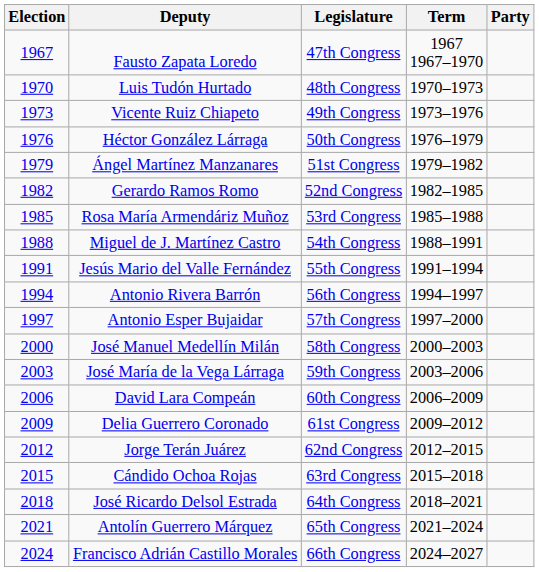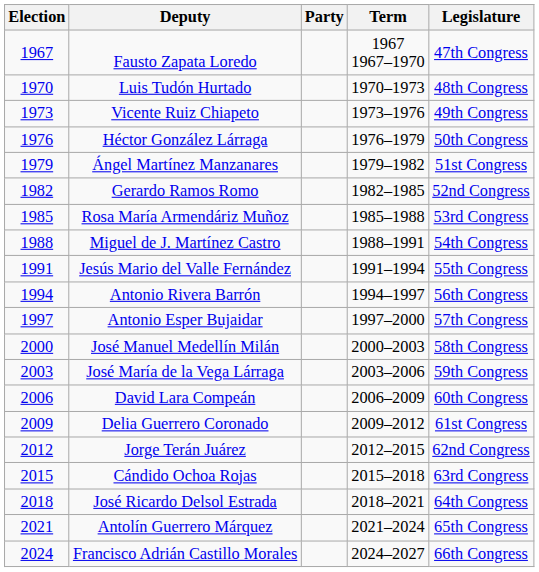columns swapped: (510, 17) <-> (354, 17)
